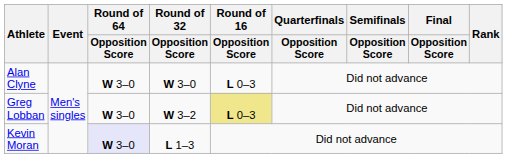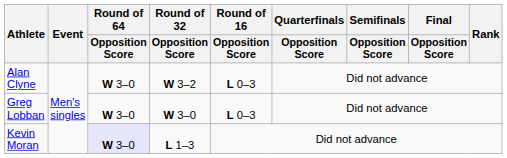(180, 85) W 3–0 -> (180, 85) W 3–2
(180, 115) W 3–2 -> (180, 115) W 3–0
(241, 115) khaki background -> (241, 115) no background
